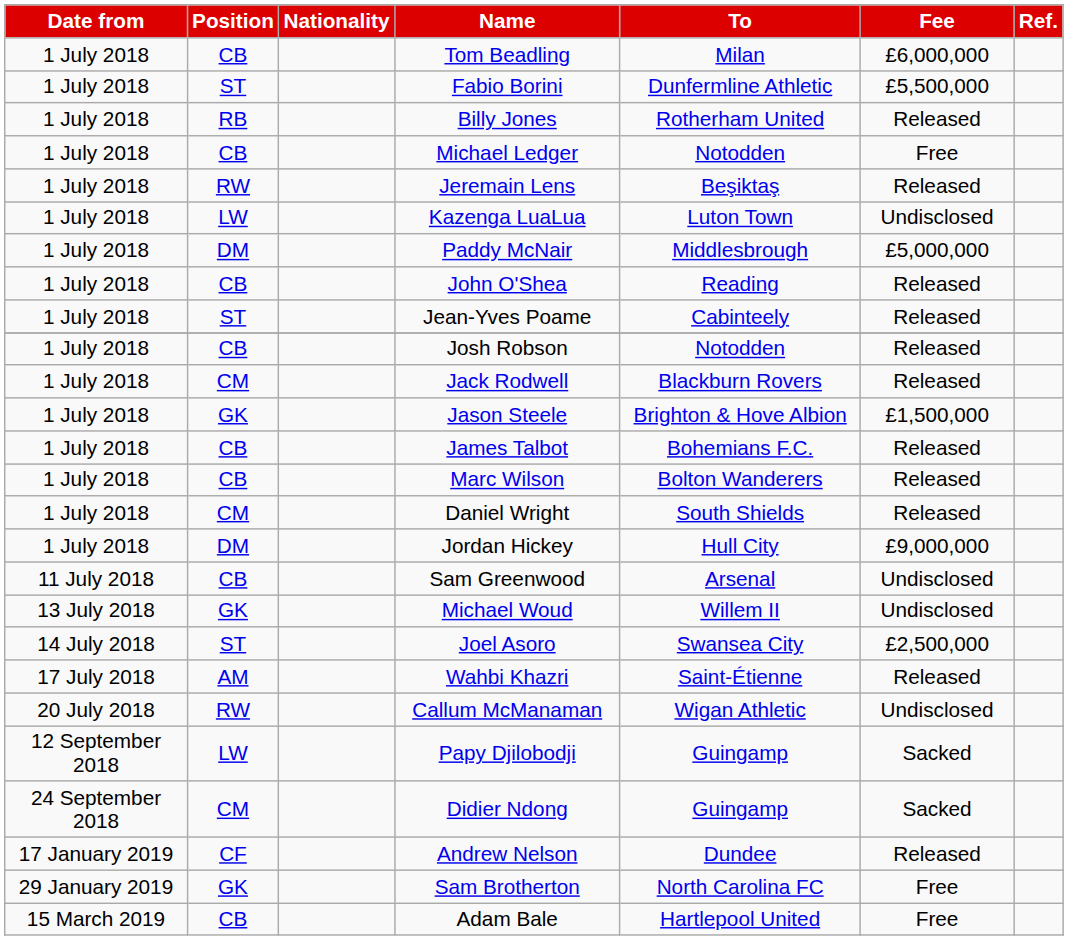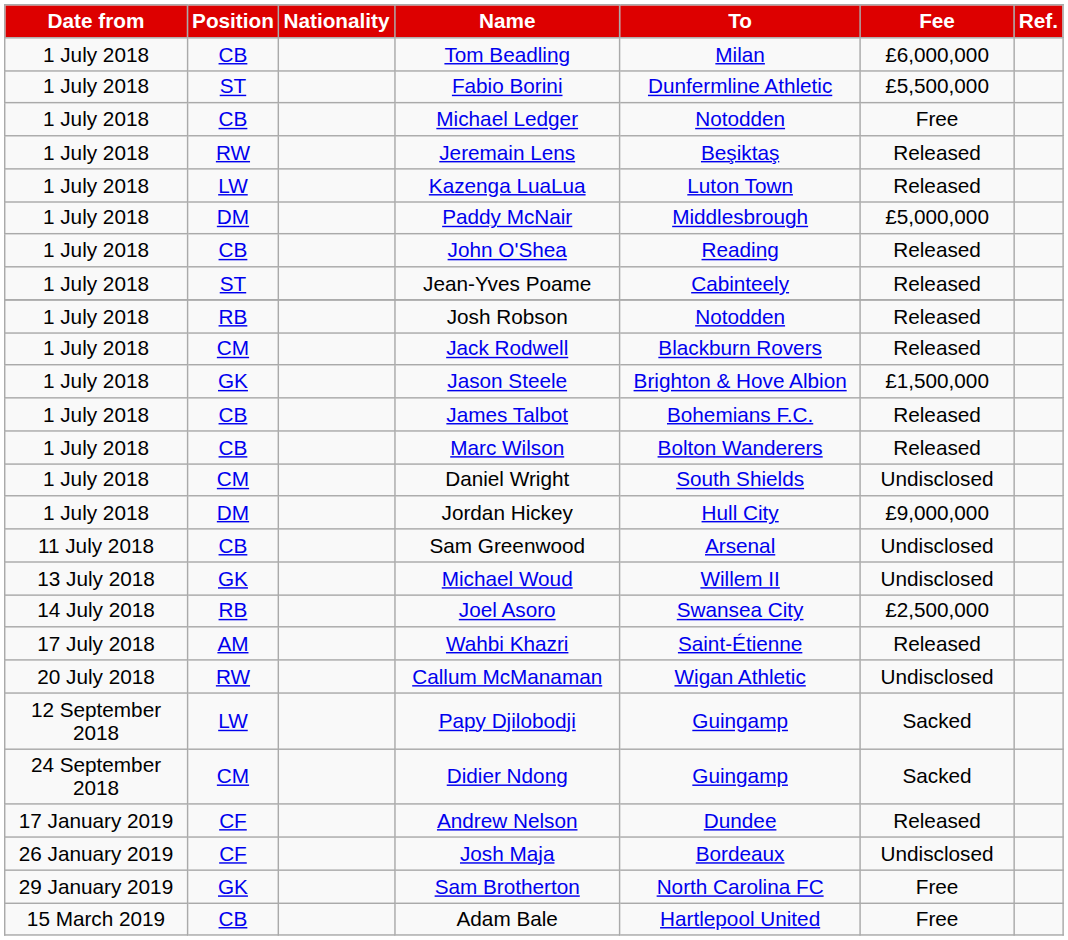- row: (507, 120)
(937, 218) Undisclosed -> (937, 185) Released
(233, 349) CB -> (233, 316) RB
(937, 513) Released -> (937, 480) Undisclosed
(233, 644) ST -> (233, 611) RB
+ row: (507, 854)
